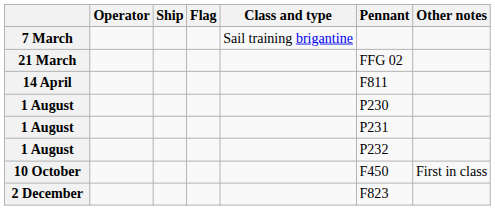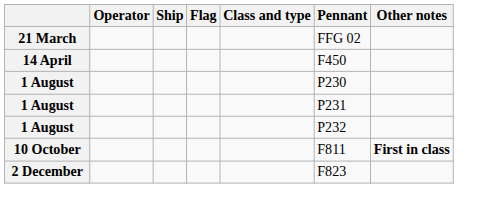- row: (47, 37)
(374, 82) F811 -> (332, 60) F450
(374, 171) F450 -> (331, 149) F811
(452, 171) normal -> (412, 149) bold
